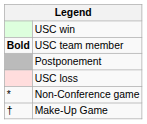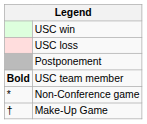rows swapped: (56, 78) <-> (79, 46)
